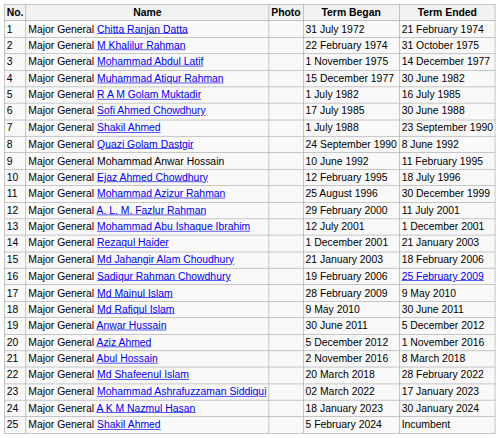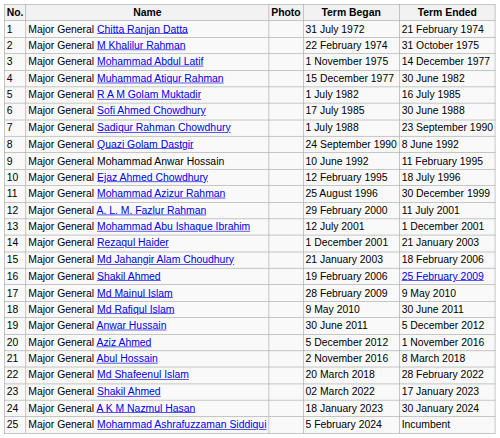(94, 128) Major General Shakil Ahmed -> (129, 128) Major General Sadiqur Rahman Chowdhury
(129, 276) Major General Sadiqur Rahman Chowdhury -> (94, 276) Major General Shakil Ahmed
(147, 392) Major General Mohammad Ashrafuzzaman Siddiqui -> (94, 392) Major General Shakil Ahmed
(94, 425) Major General Shakil Ahmed -> (147, 425) Major General Mohammad Ashrafuzzaman Siddiqui
